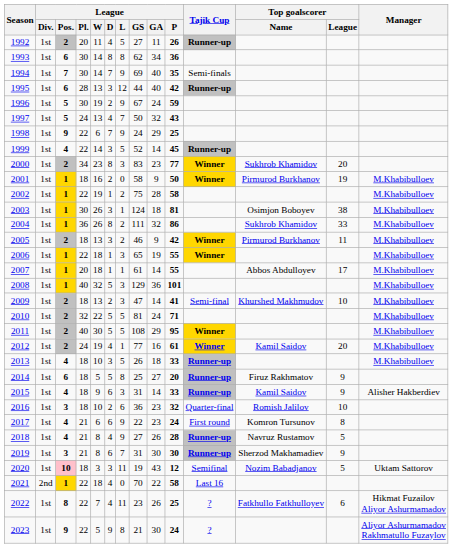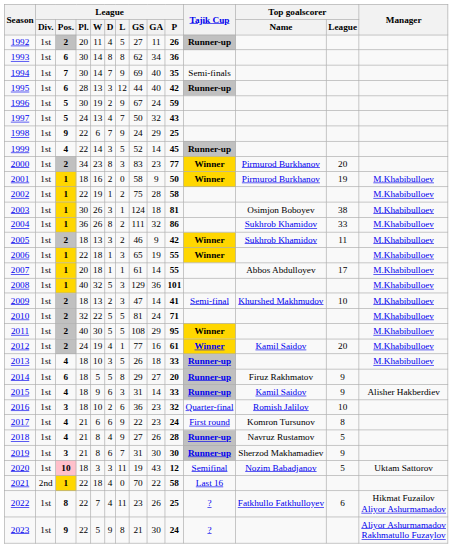(281, 164) Sukhrob Khamidov -> (281, 164) Pirmurod Burkhanov
(281, 240) Pirmurod Burkhanov -> (281, 240) Sukhrob Khamidov
(138, 377) 25 -> (138, 377) 29
